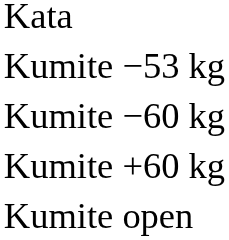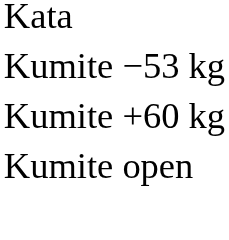- row: (114, 116)
